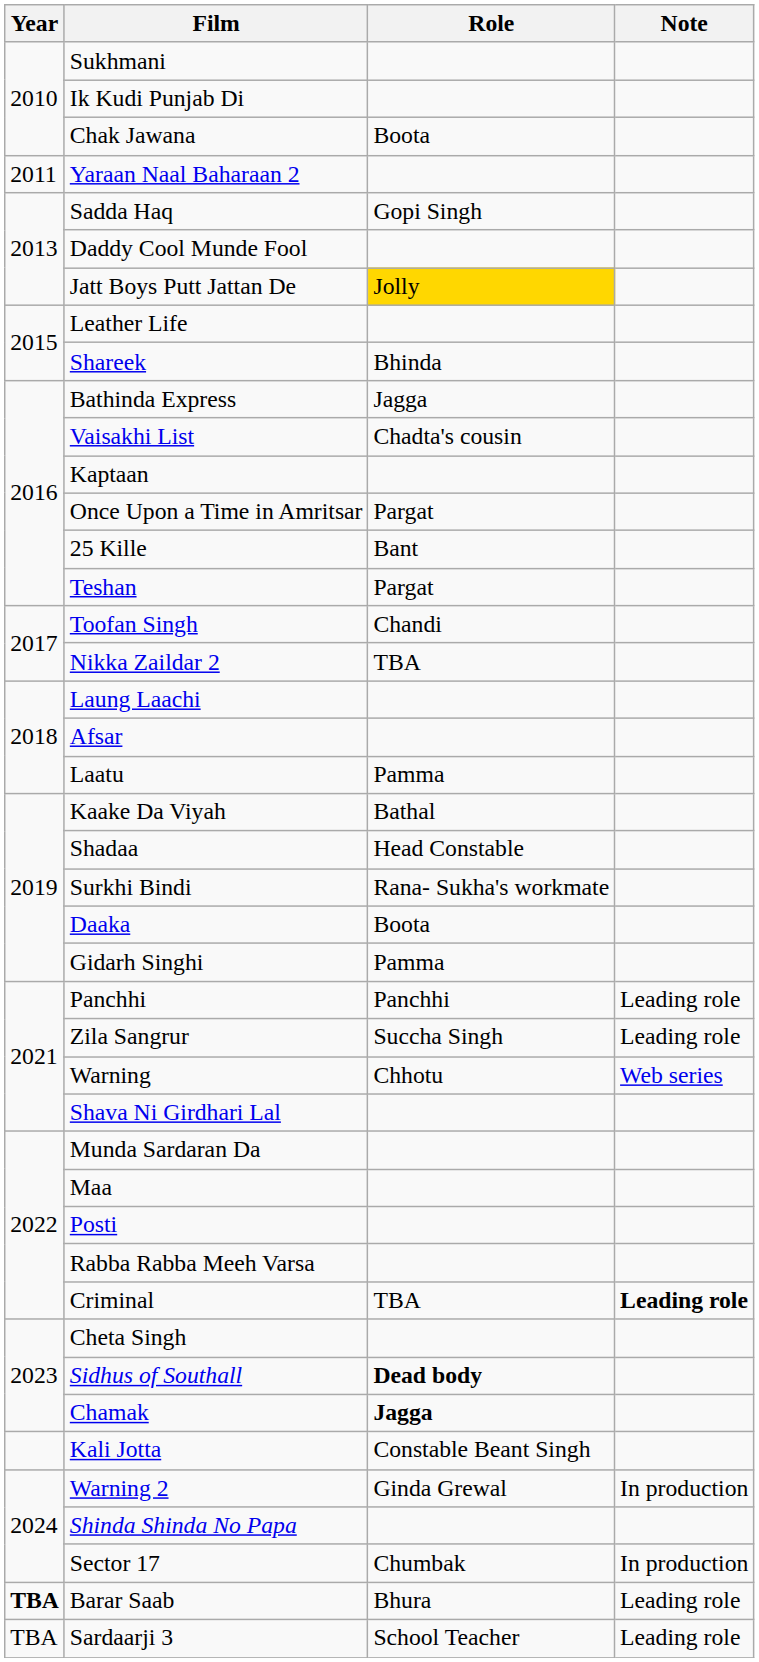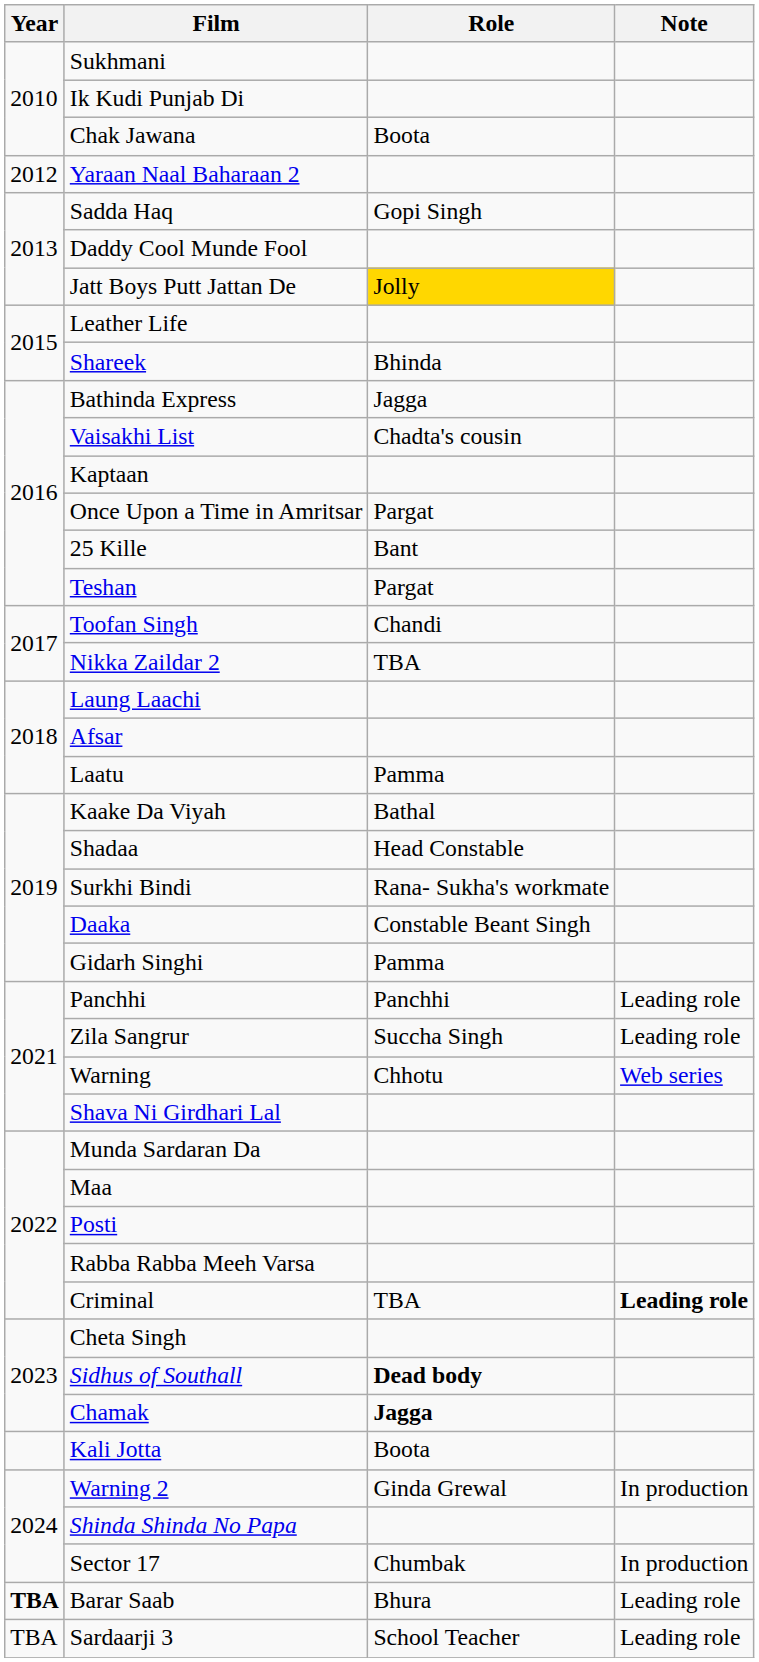(33, 173) 2011 -> (34, 173) 2012
(402, 924) Boota -> (482, 924) Constable Beant Singh
(482, 1450) Constable Beant Singh -> (402, 1450) Boota
